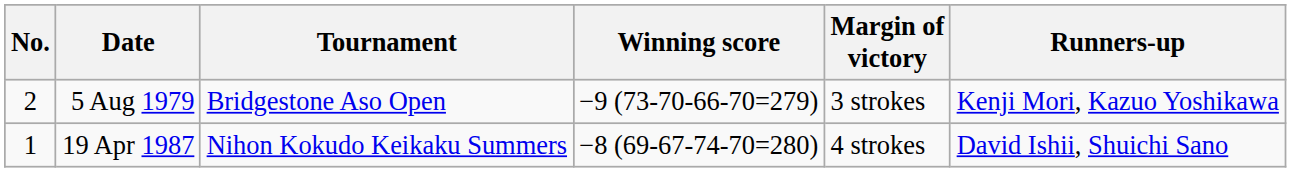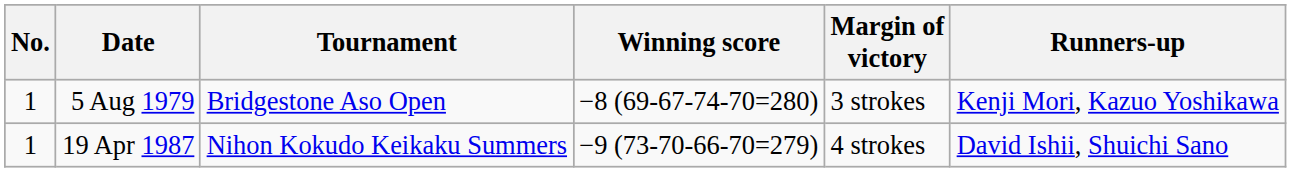(30, 101) 2 -> (30, 101) 1
(699, 101) −9 (73-70-66-70=279) -> (699, 101) −8 (69-67-74-70=280)
(699, 145) −8 (69-67-74-70=280) -> (699, 145) −9 (73-70-66-70=279)
